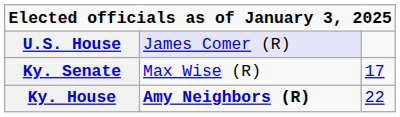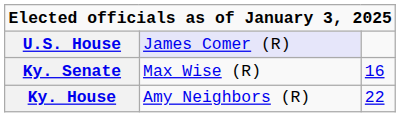(375, 71) 17 -> (375, 71) 16
(227, 98) bold -> (227, 98) normal
